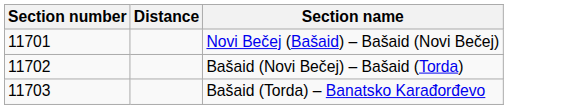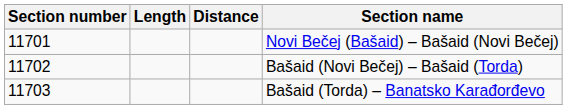+ column: (160, 16)
